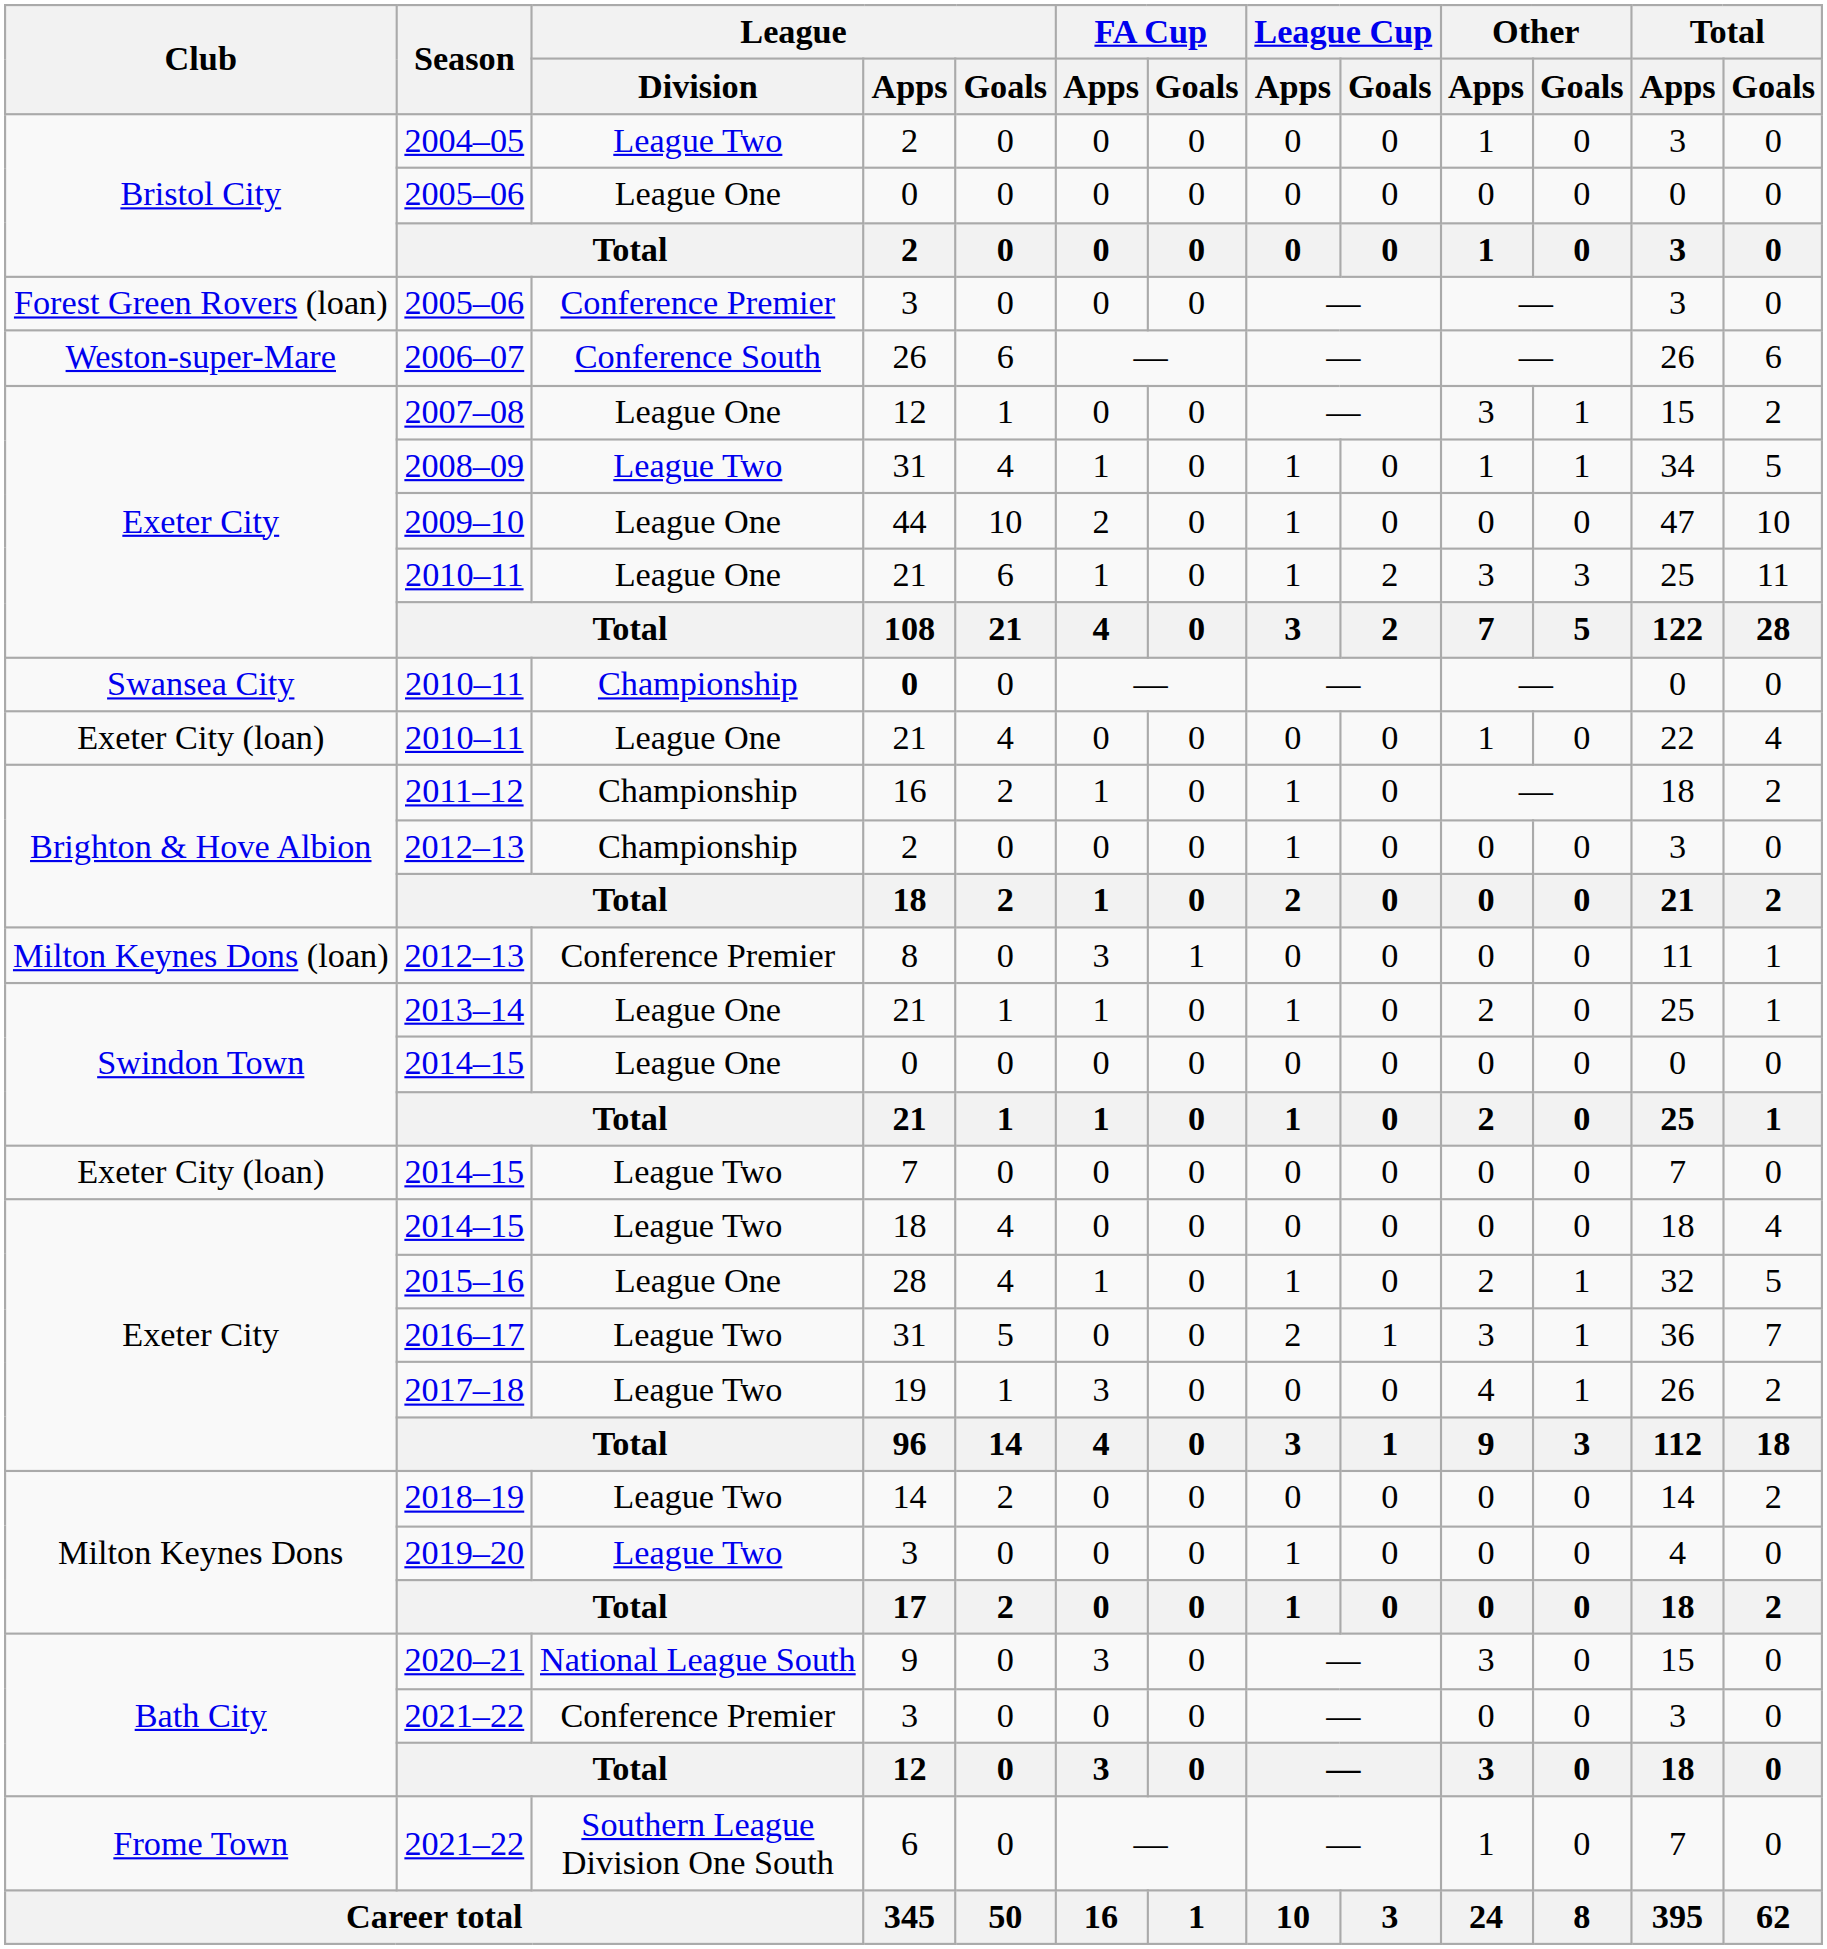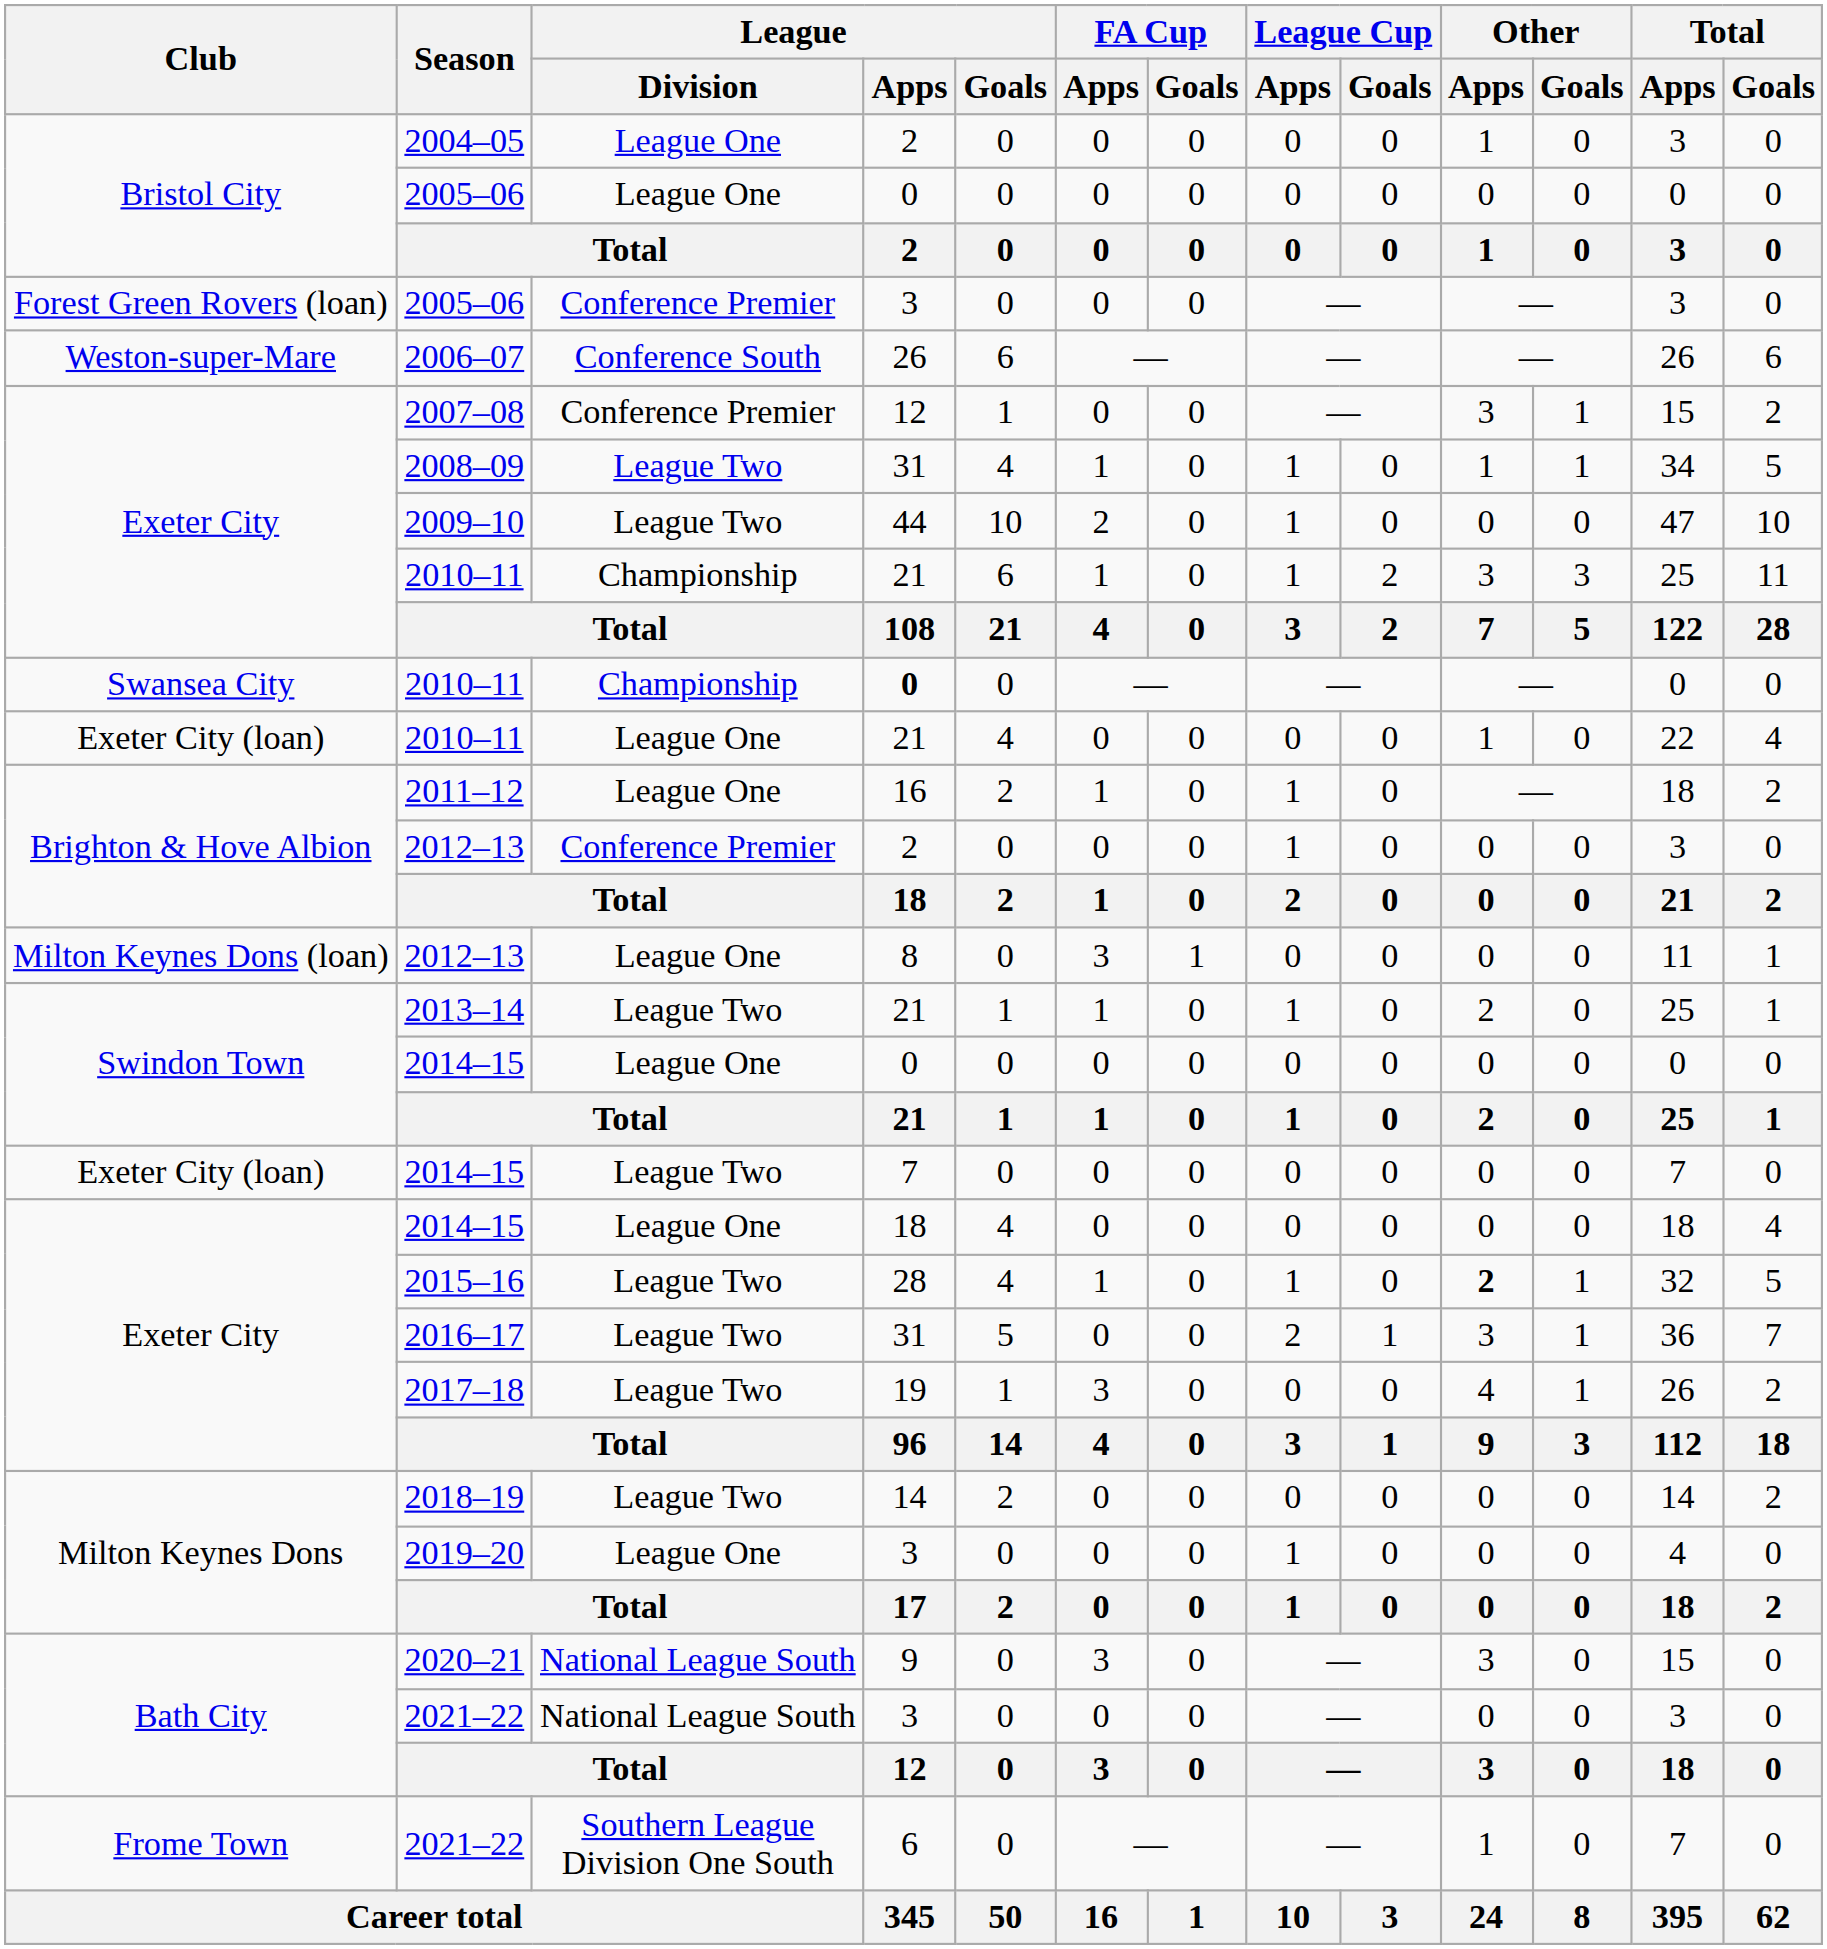(698, 140) League Two -> (698, 140) League One
(698, 411) League One -> (698, 411) Conference Premier
(698, 520) League One -> (698, 520) League Two
(698, 574) League One -> (698, 574) Championship
(698, 791) Championship -> (698, 791) League One
(698, 846) Championship -> (698, 846) Conference Premier
(698, 954) Conference Premier -> (698, 954) League One
(698, 1009) League One -> (698, 1009) League Two
(698, 1226) League Two -> (698, 1226) League One
(698, 1280) League One -> (698, 1280) League Two
(1486, 1280) normal -> (1486, 1280) bold
(698, 1552) League Two -> (698, 1552) League One
(698, 1715) Conference Premier -> (698, 1715) National League South
